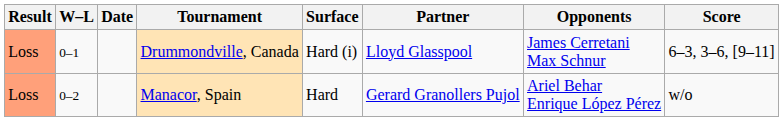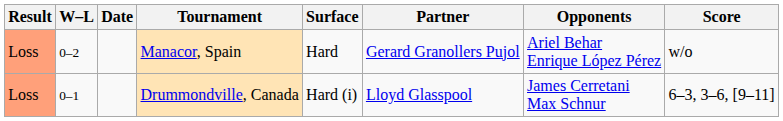rows swapped: (220, 51) <-> (191, 94)
